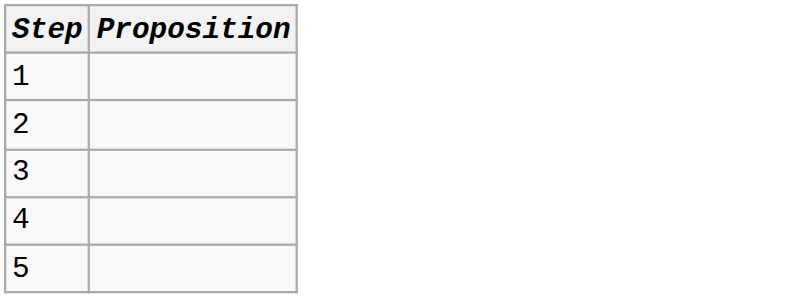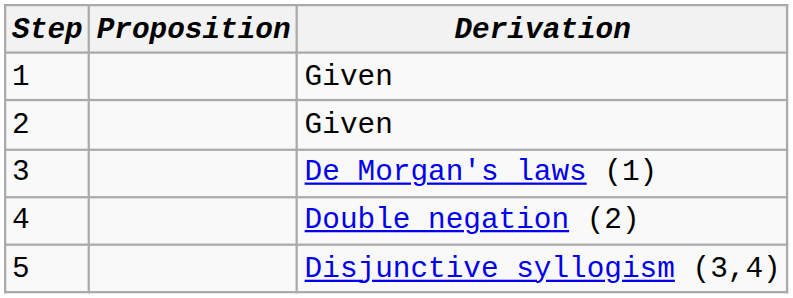+ column: (543, 29)
